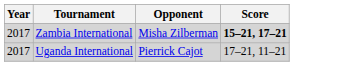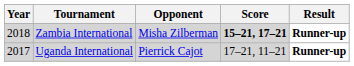+ column: (319, 14)
(19, 33) 2017 -> (19, 33) 2018
